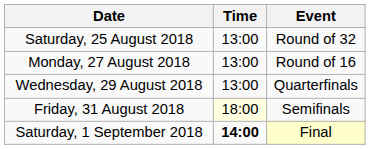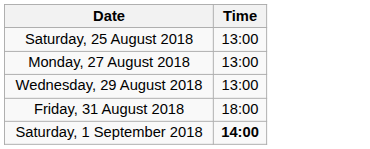- column: (316, 16)
(240, 109) lightyellow background -> (240, 109) no background
